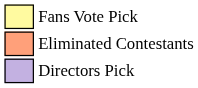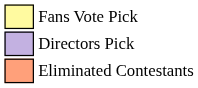rows swapped: (86, 70) <-> (116, 43)
